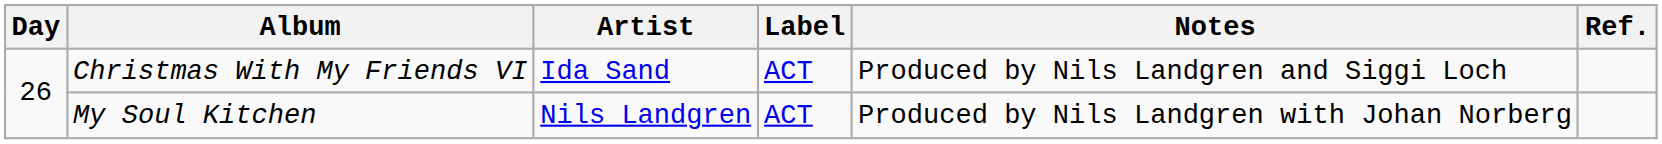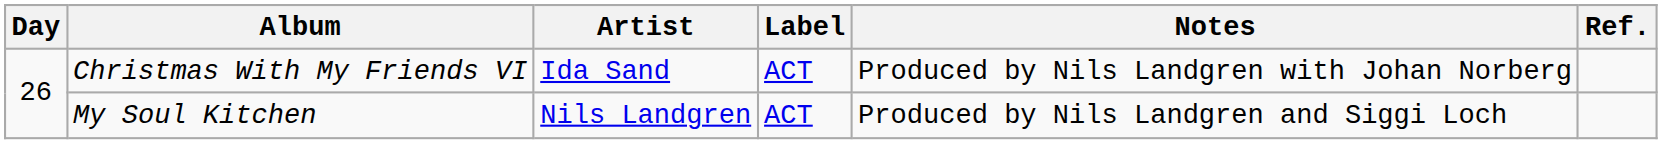(1183, 71) Produced by Nils Landgren and Siggi Loch -> (1215, 71) Produced by Nils Landgren with Johan Norberg
(1215, 115) Produced by Nils Landgren with Johan Norberg -> (1183, 115) Produced by Nils Landgren and Siggi Loch
